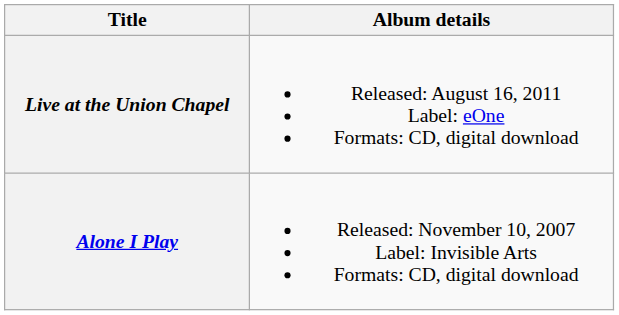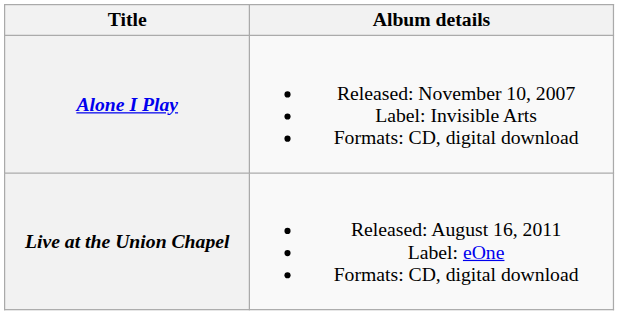rows swapped: (127, 241) <-> (127, 104)
